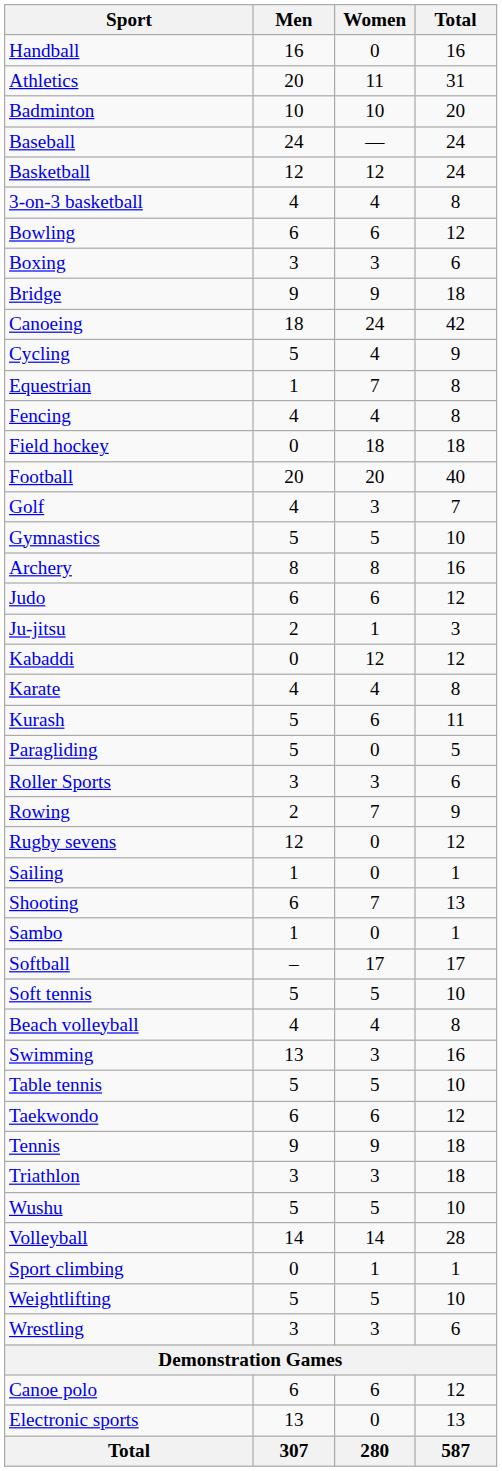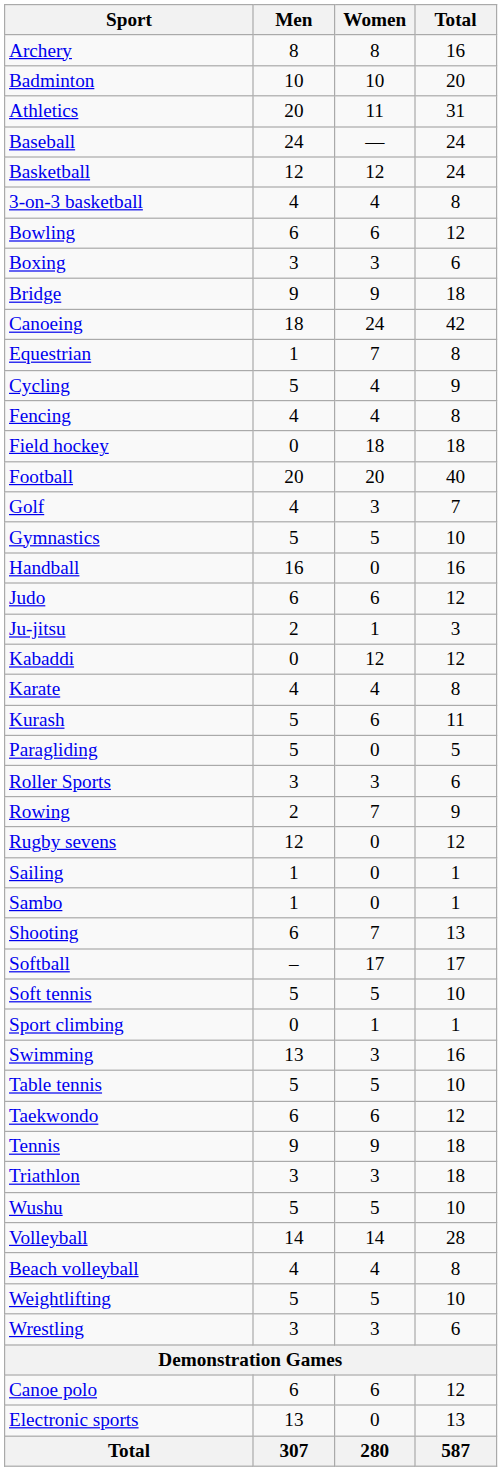rows swapped: (40, 567) <-> (44, 50)
rows swapped: (44, 80) <-> (52, 111)
rows swapped: (39, 354) <-> (50, 385)
rows swapped: (36, 933) <-> (44, 902)
rows swapped: (66, 1268) <-> (74, 1024)
